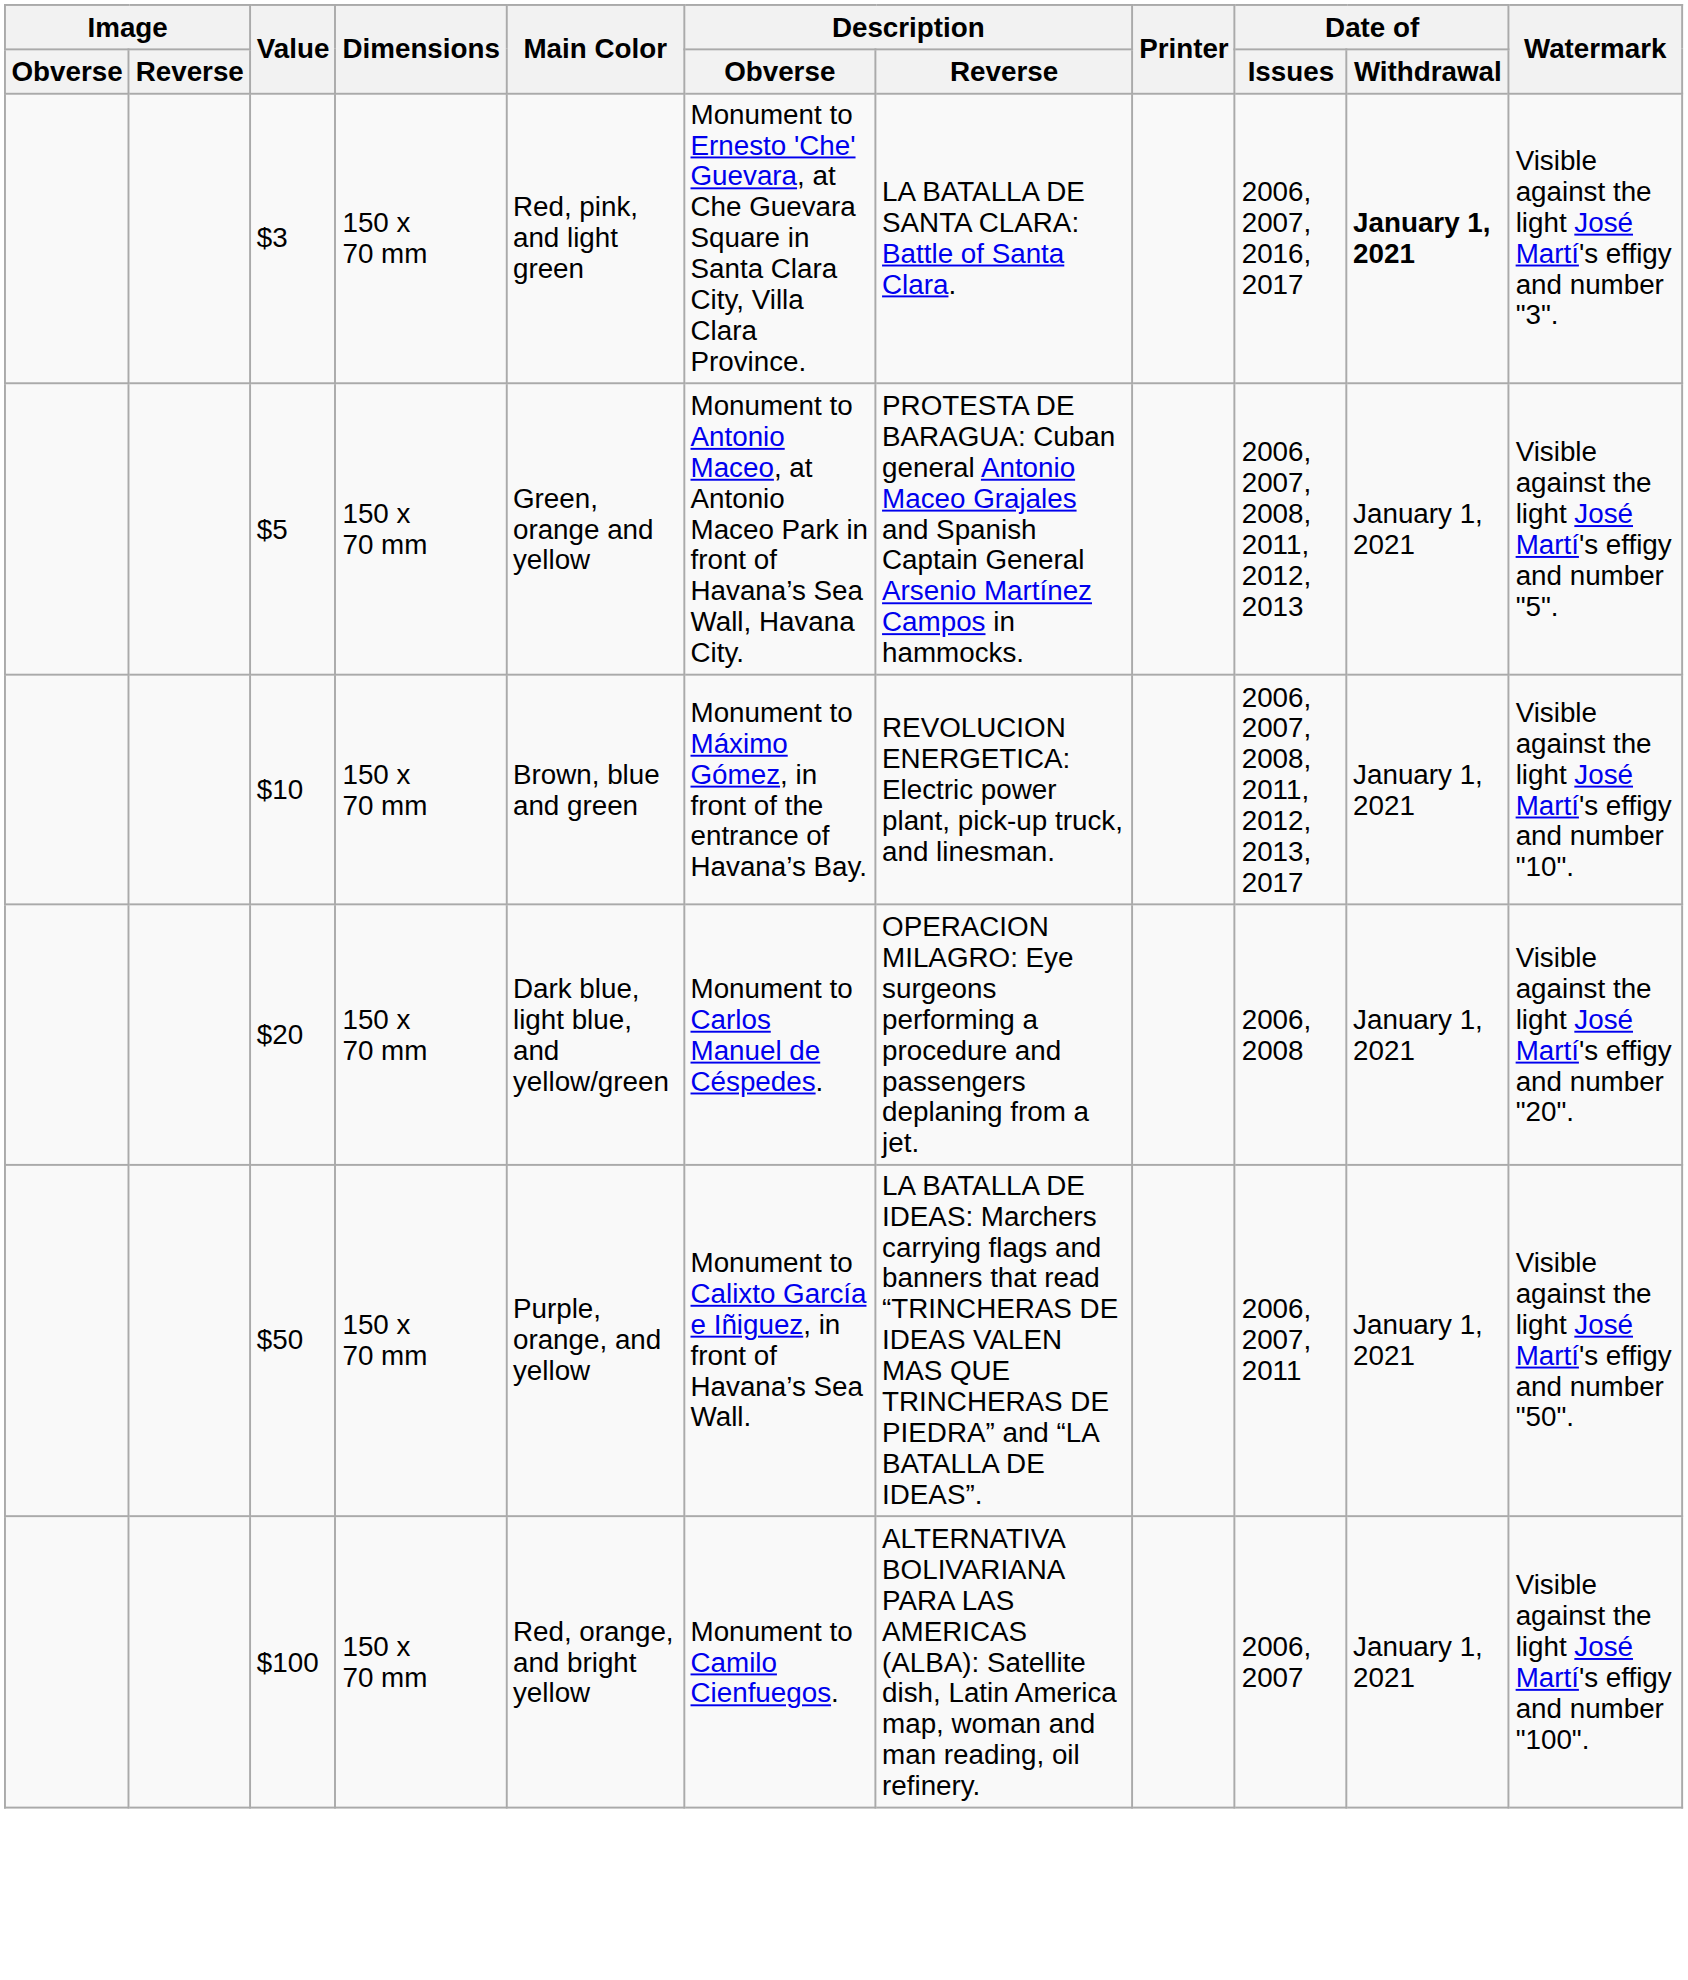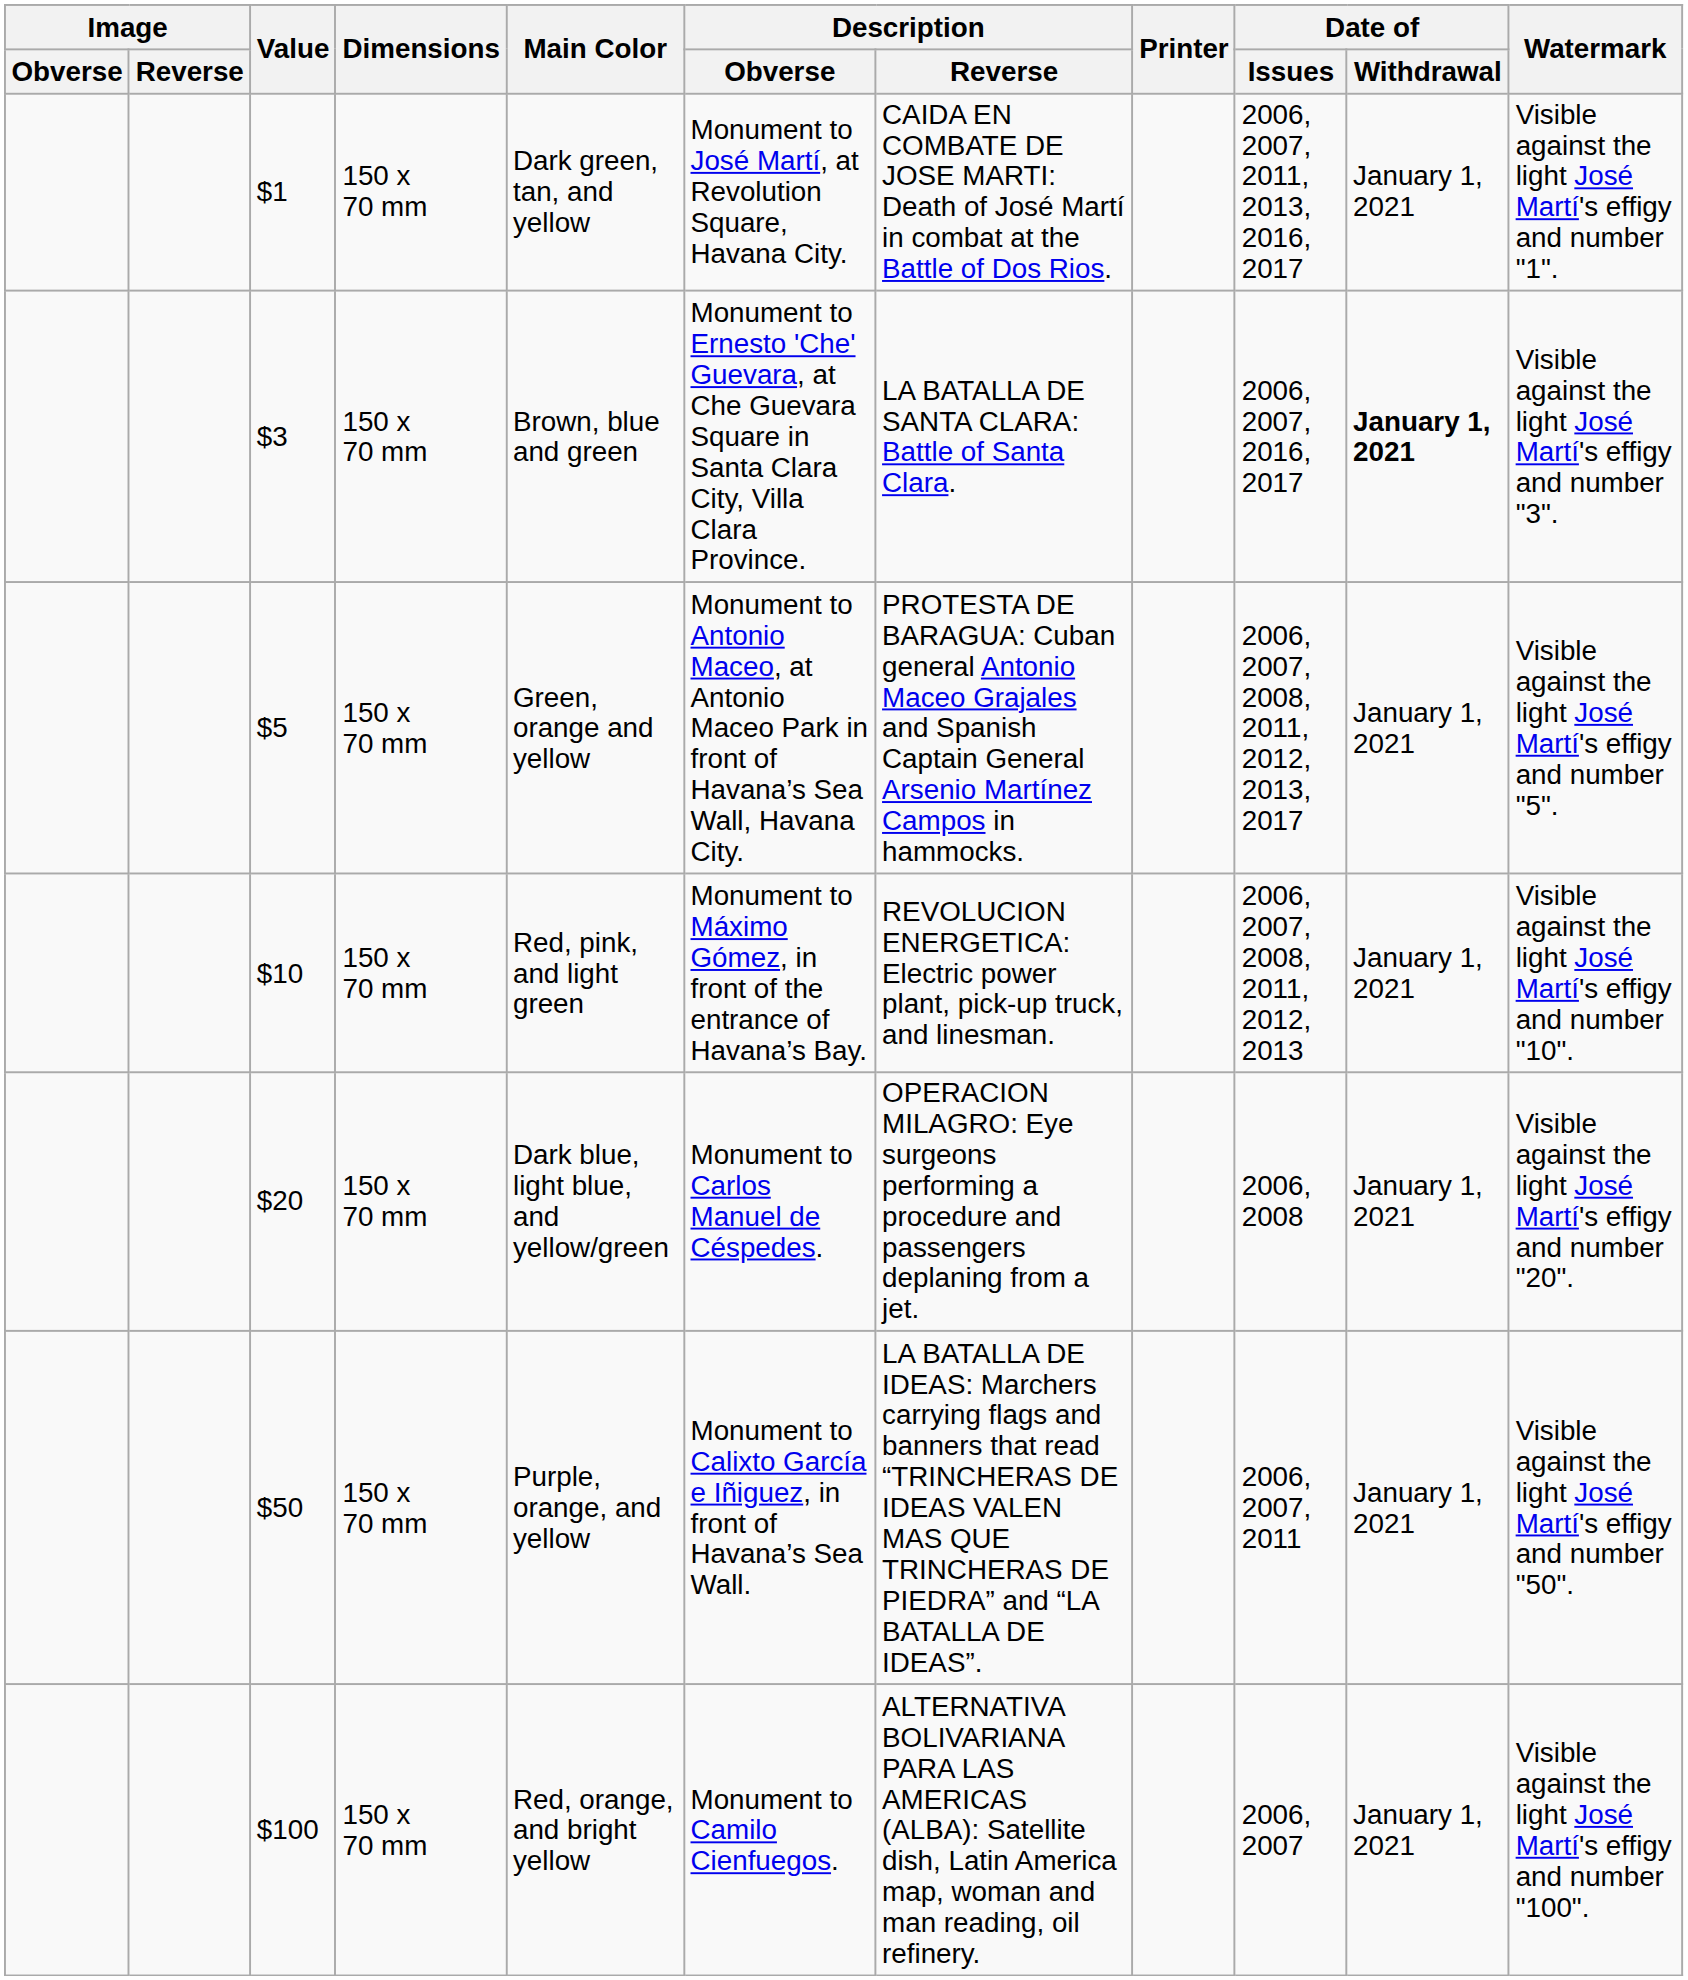+ row: (272, 192)
(576, 239) Red, pink, and light green -> (586, 437) Brown, blue and green
(1276, 530) 2006, 2007, 2008, 2011, 2012, 2013 -> (1276, 728) 2006, 2007, 2008, 2011, 2012, 2013, 2017
(586, 790) Brown, blue and green -> (576, 973) Red, pink, and light green
(1276, 790) 2006, 2007, 2008, 2011, 2012, 2013, 2017 -> (1276, 973) 2006, 2007, 2008, 2011, 2012, 2013
